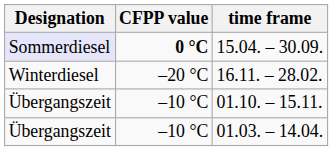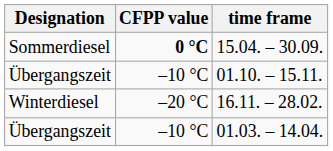(59, 46) lavender background -> (59, 46) no background
rows swapped: (270, 103) <-> (270, 74)
